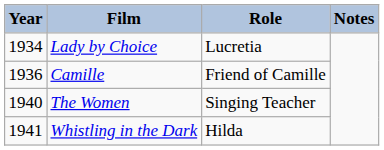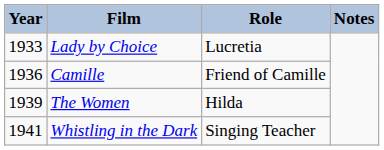(26, 46) 1934 -> (26, 46) 1933
(26, 102) 1940 -> (26, 102) 1939
(260, 102) Singing Teacher -> (224, 102) Hilda
(224, 131) Hilda -> (260, 131) Singing Teacher
